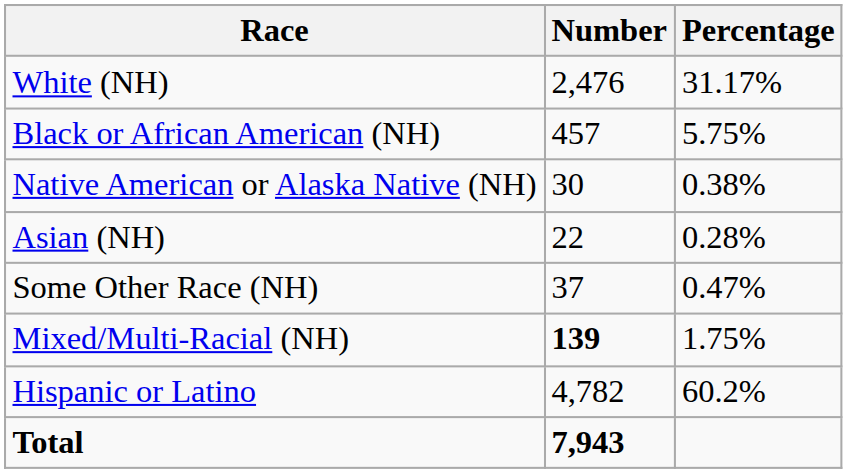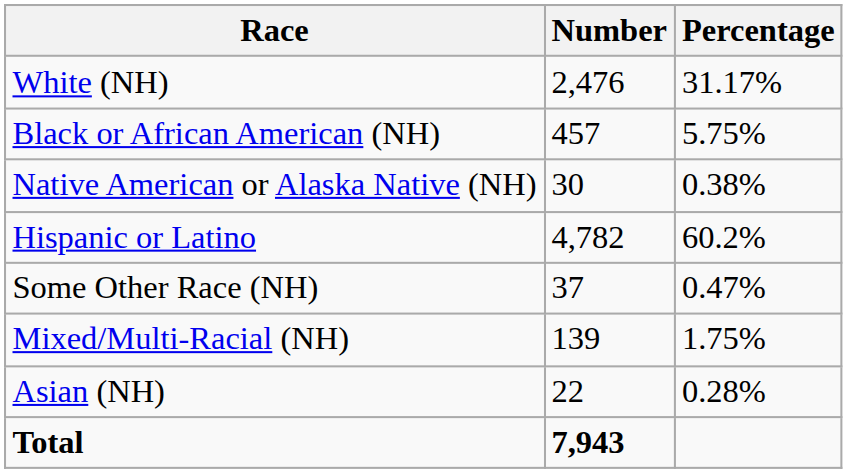rows swapped: (89, 236) <-> (134, 390)
(576, 339) bold -> (576, 339) normal
